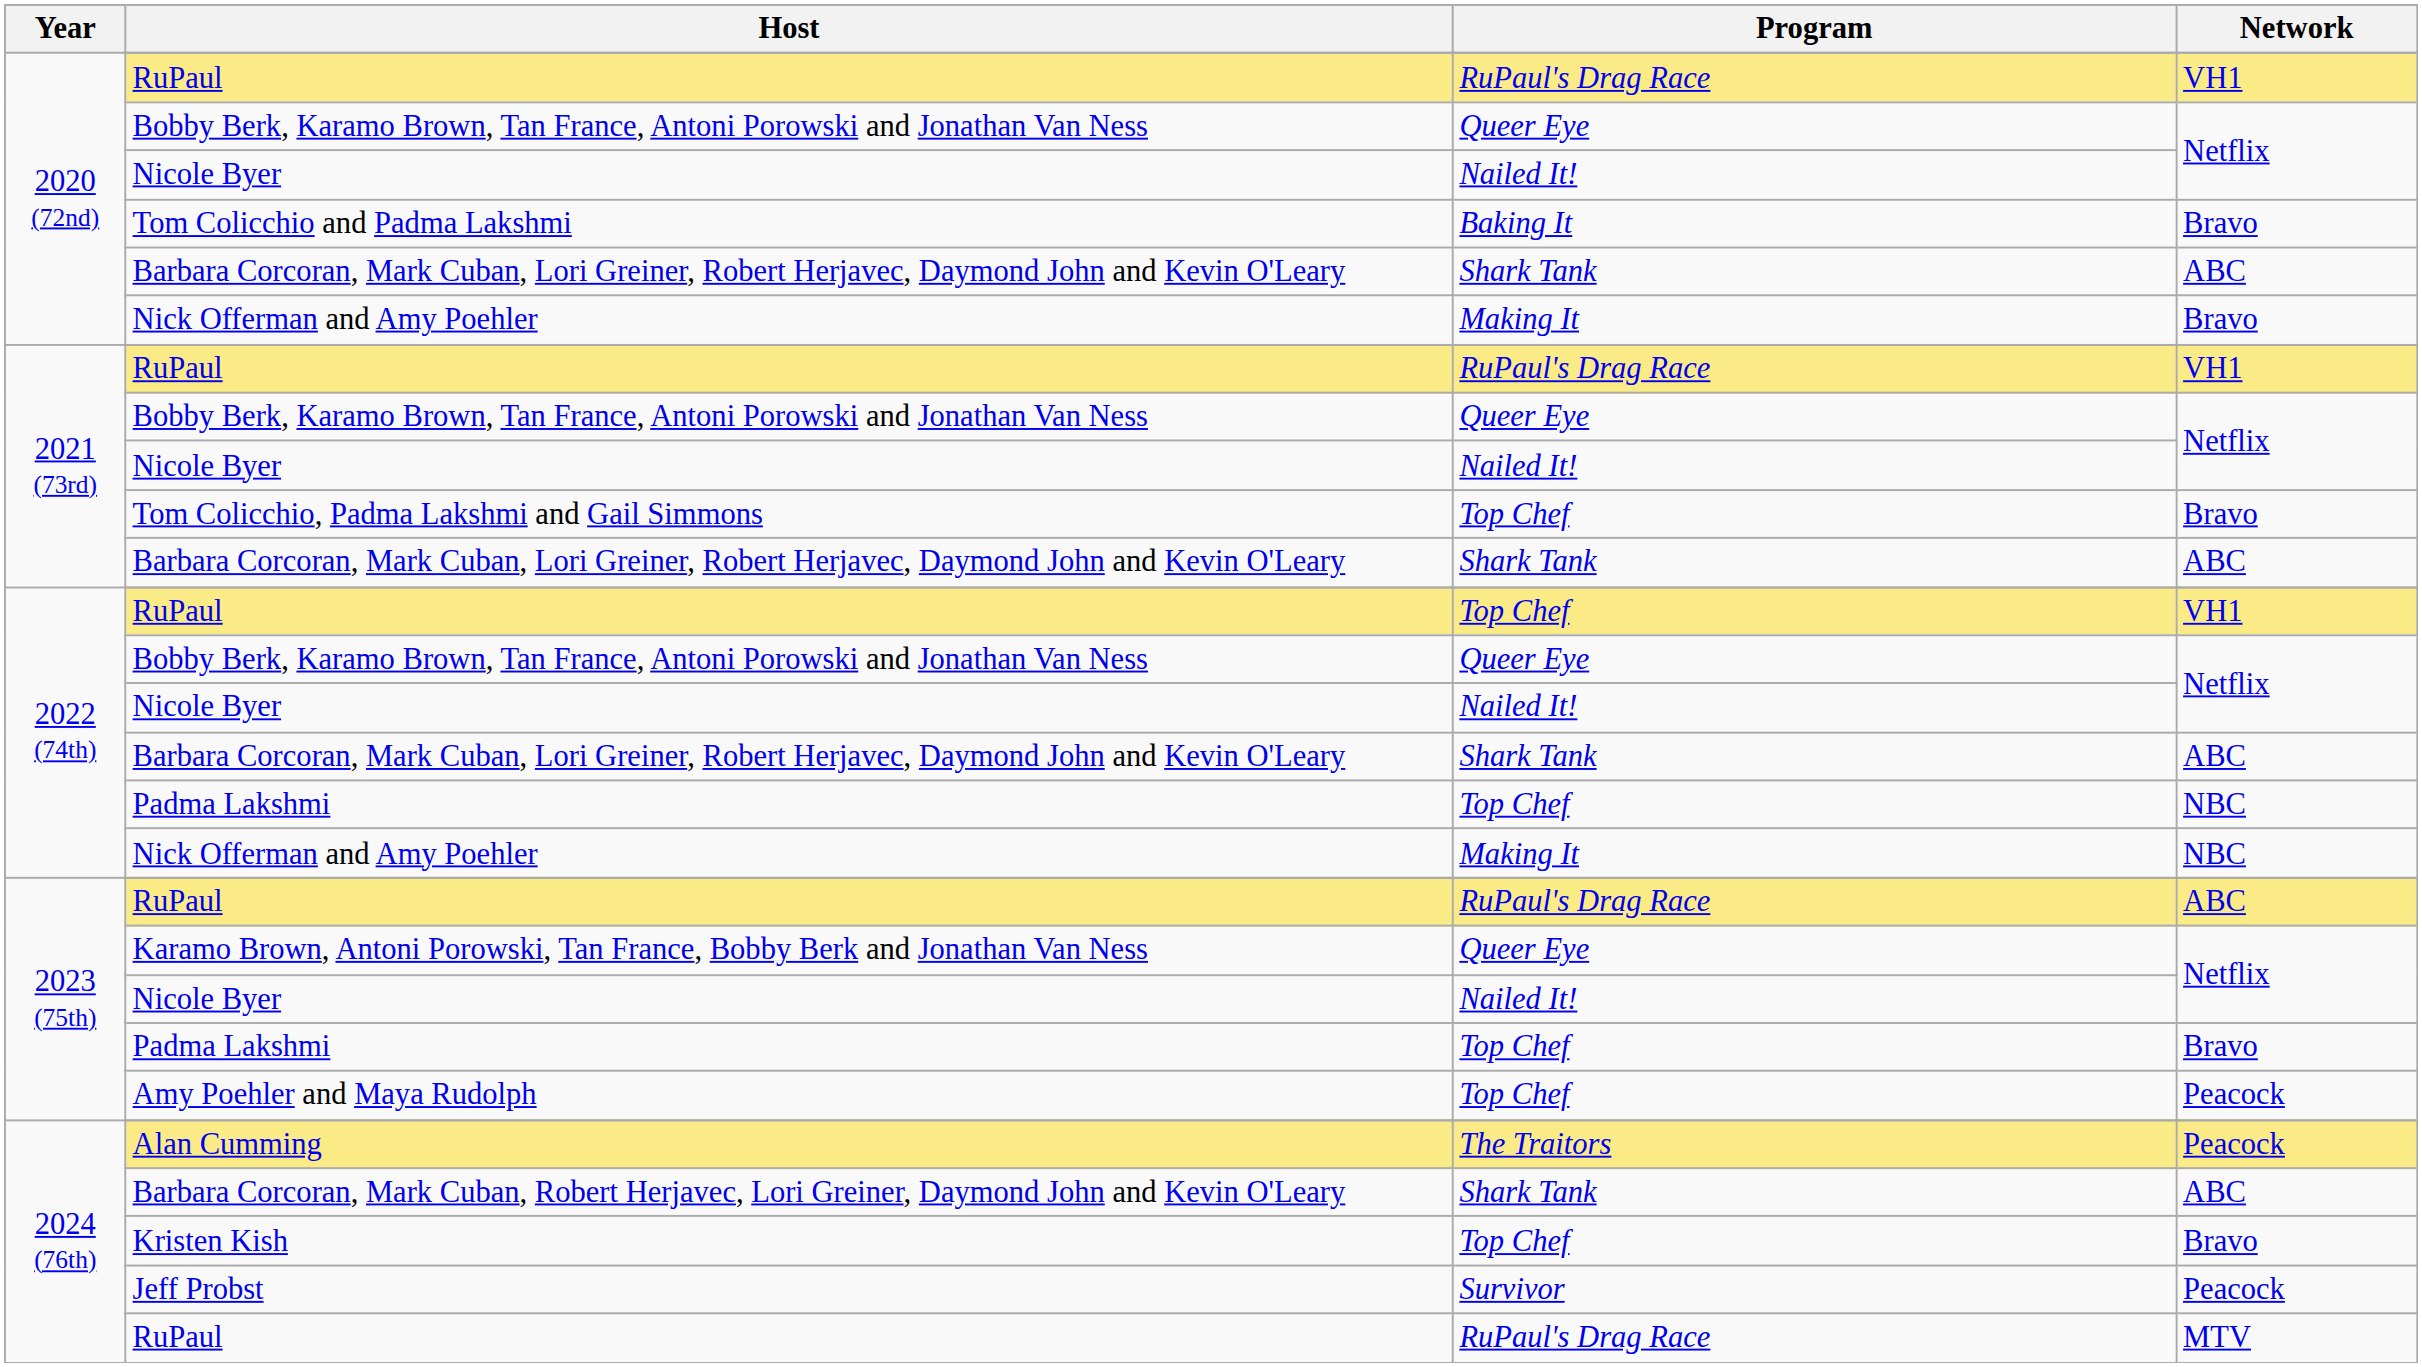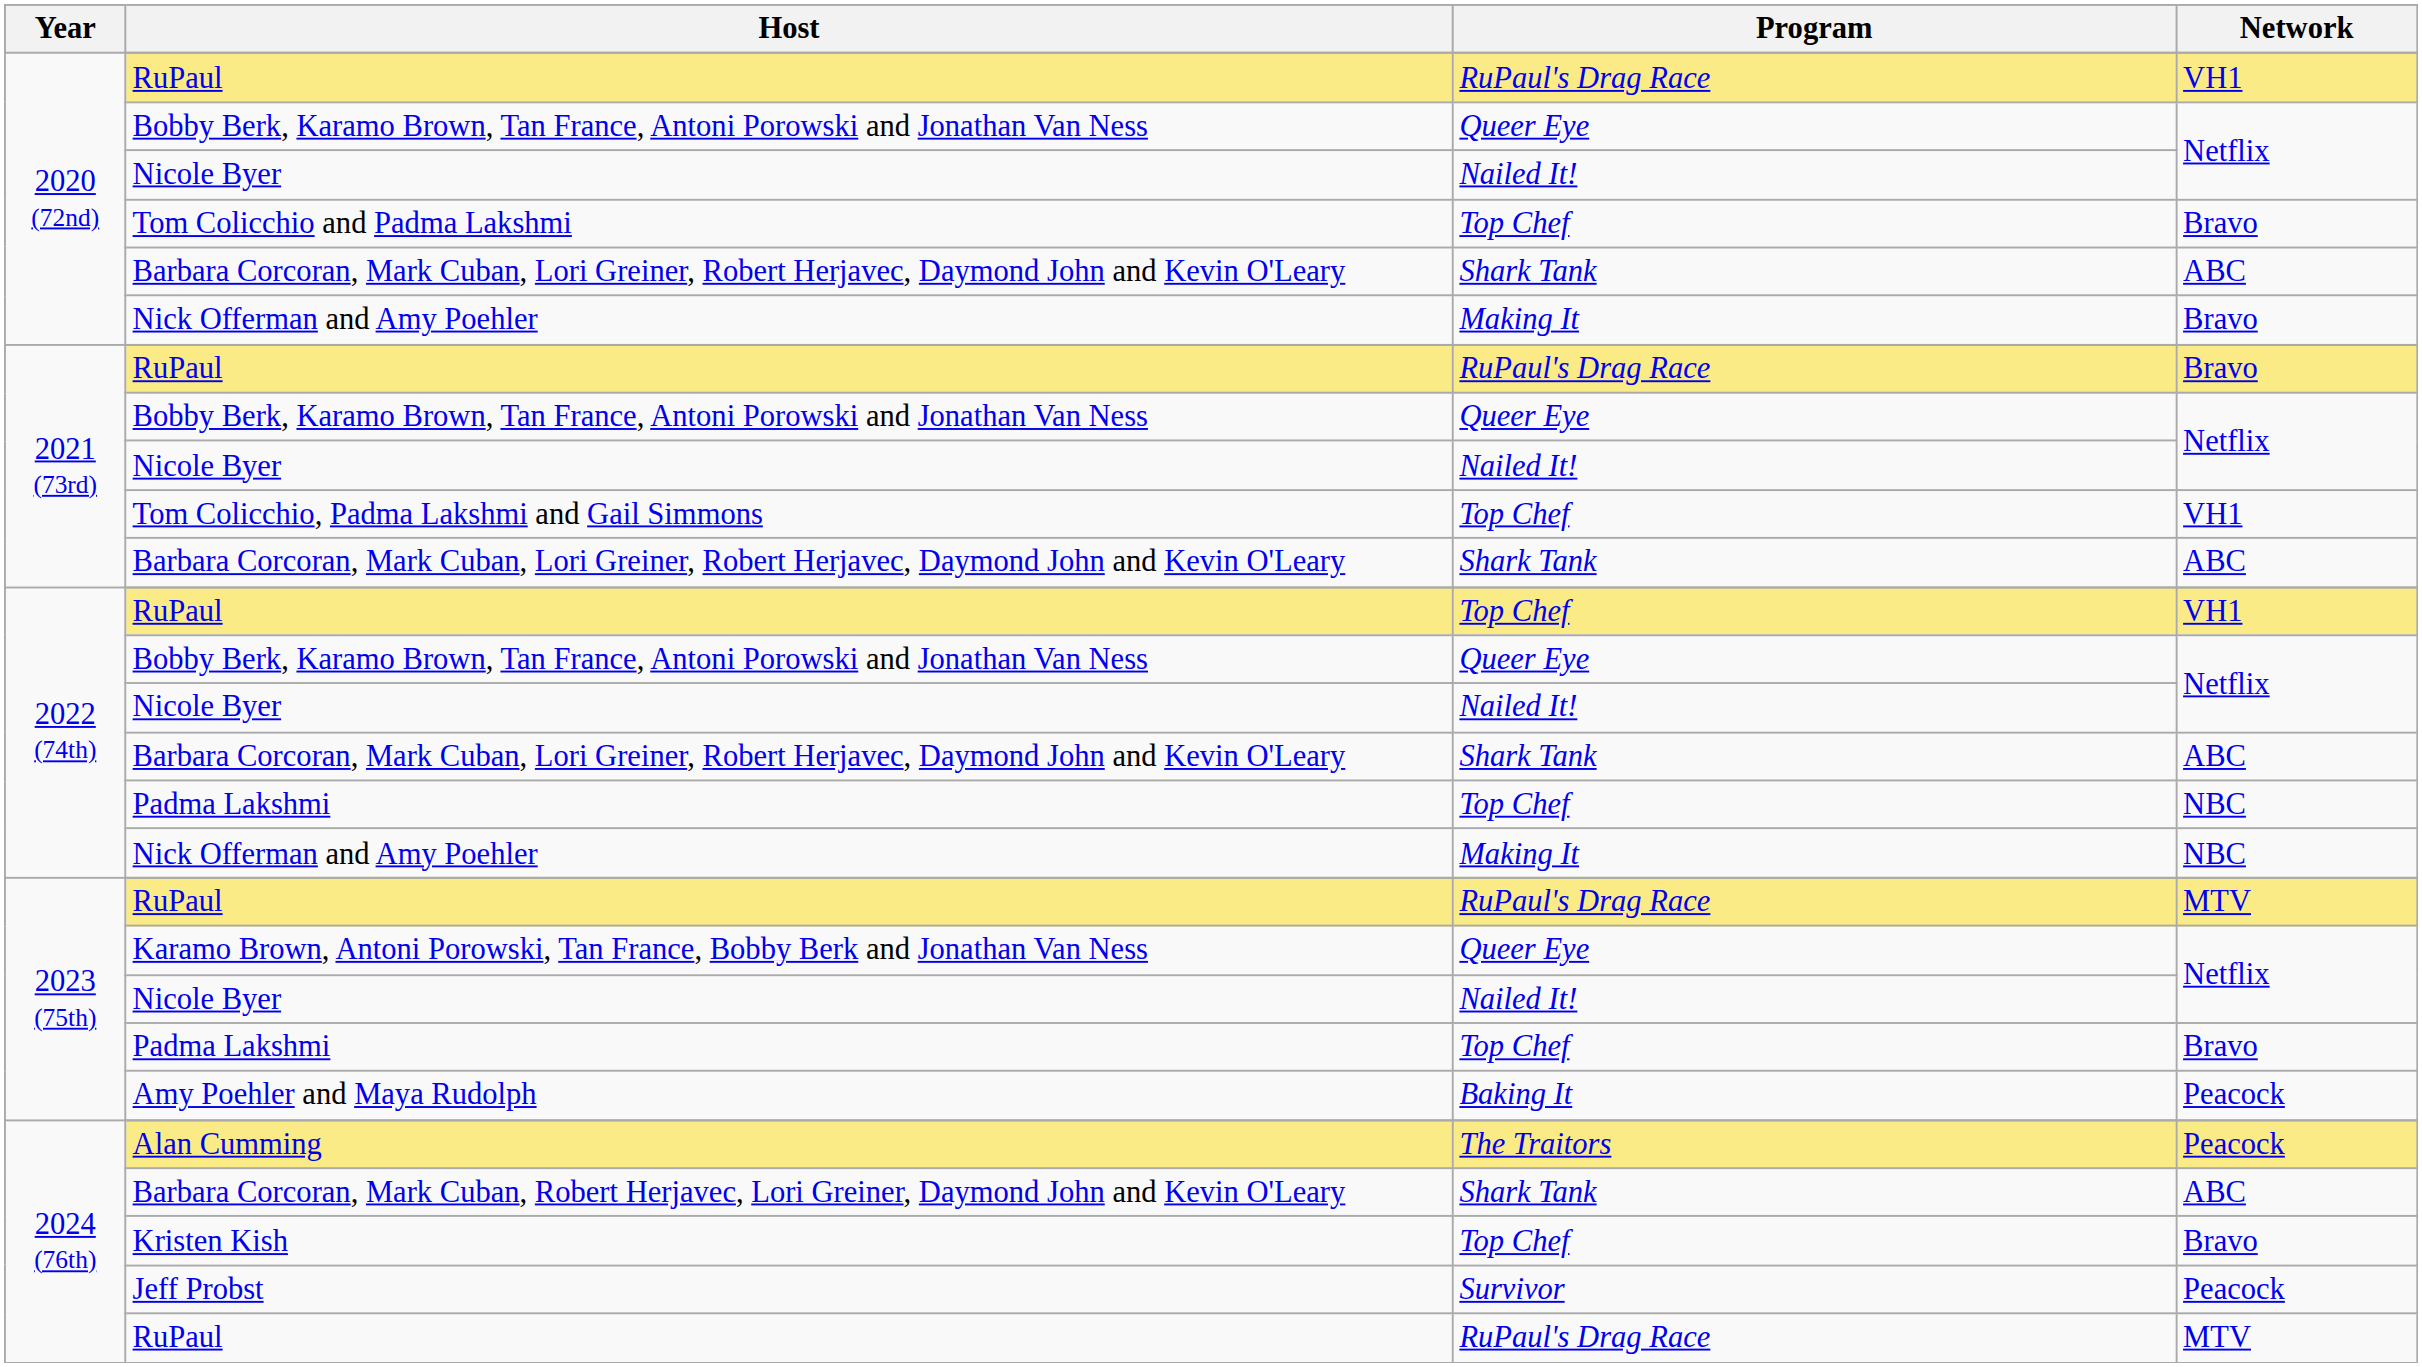(1516, 222) Baking It -> (1514, 222) Top Chef
(2213, 367) VH1 -> (2220, 367) Bravo
(2220, 513) Bravo -> (2213, 513) VH1
(2214, 901) ABC -> (2217, 901) MTV
(1514, 1094) Top Chef -> (1516, 1094) Baking It
